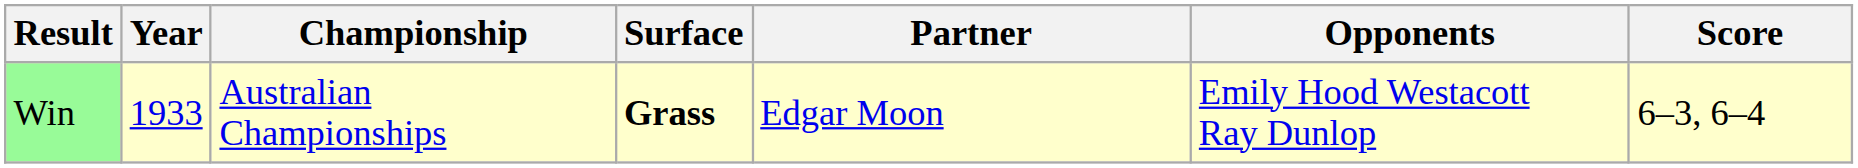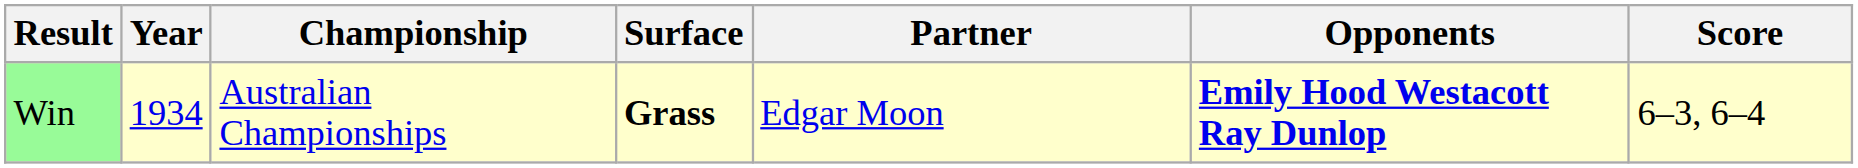(166, 111) 1933 -> (166, 111) 1934
(1364, 111) normal -> (1374, 111) bold
